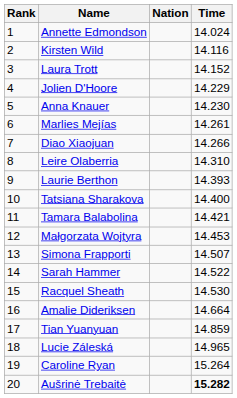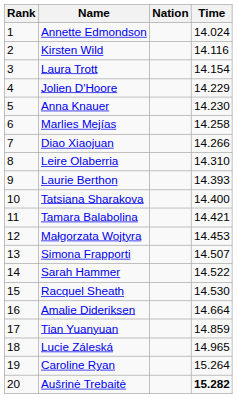(212, 69) 14.152 -> (212, 69) 14.154
(212, 124) 14.261 -> (212, 124) 14.258
